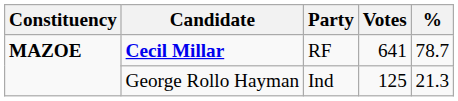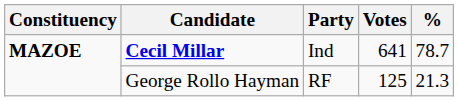(320, 50) RF -> (321, 50) Ind
(321, 80) Ind -> (320, 80) RF
